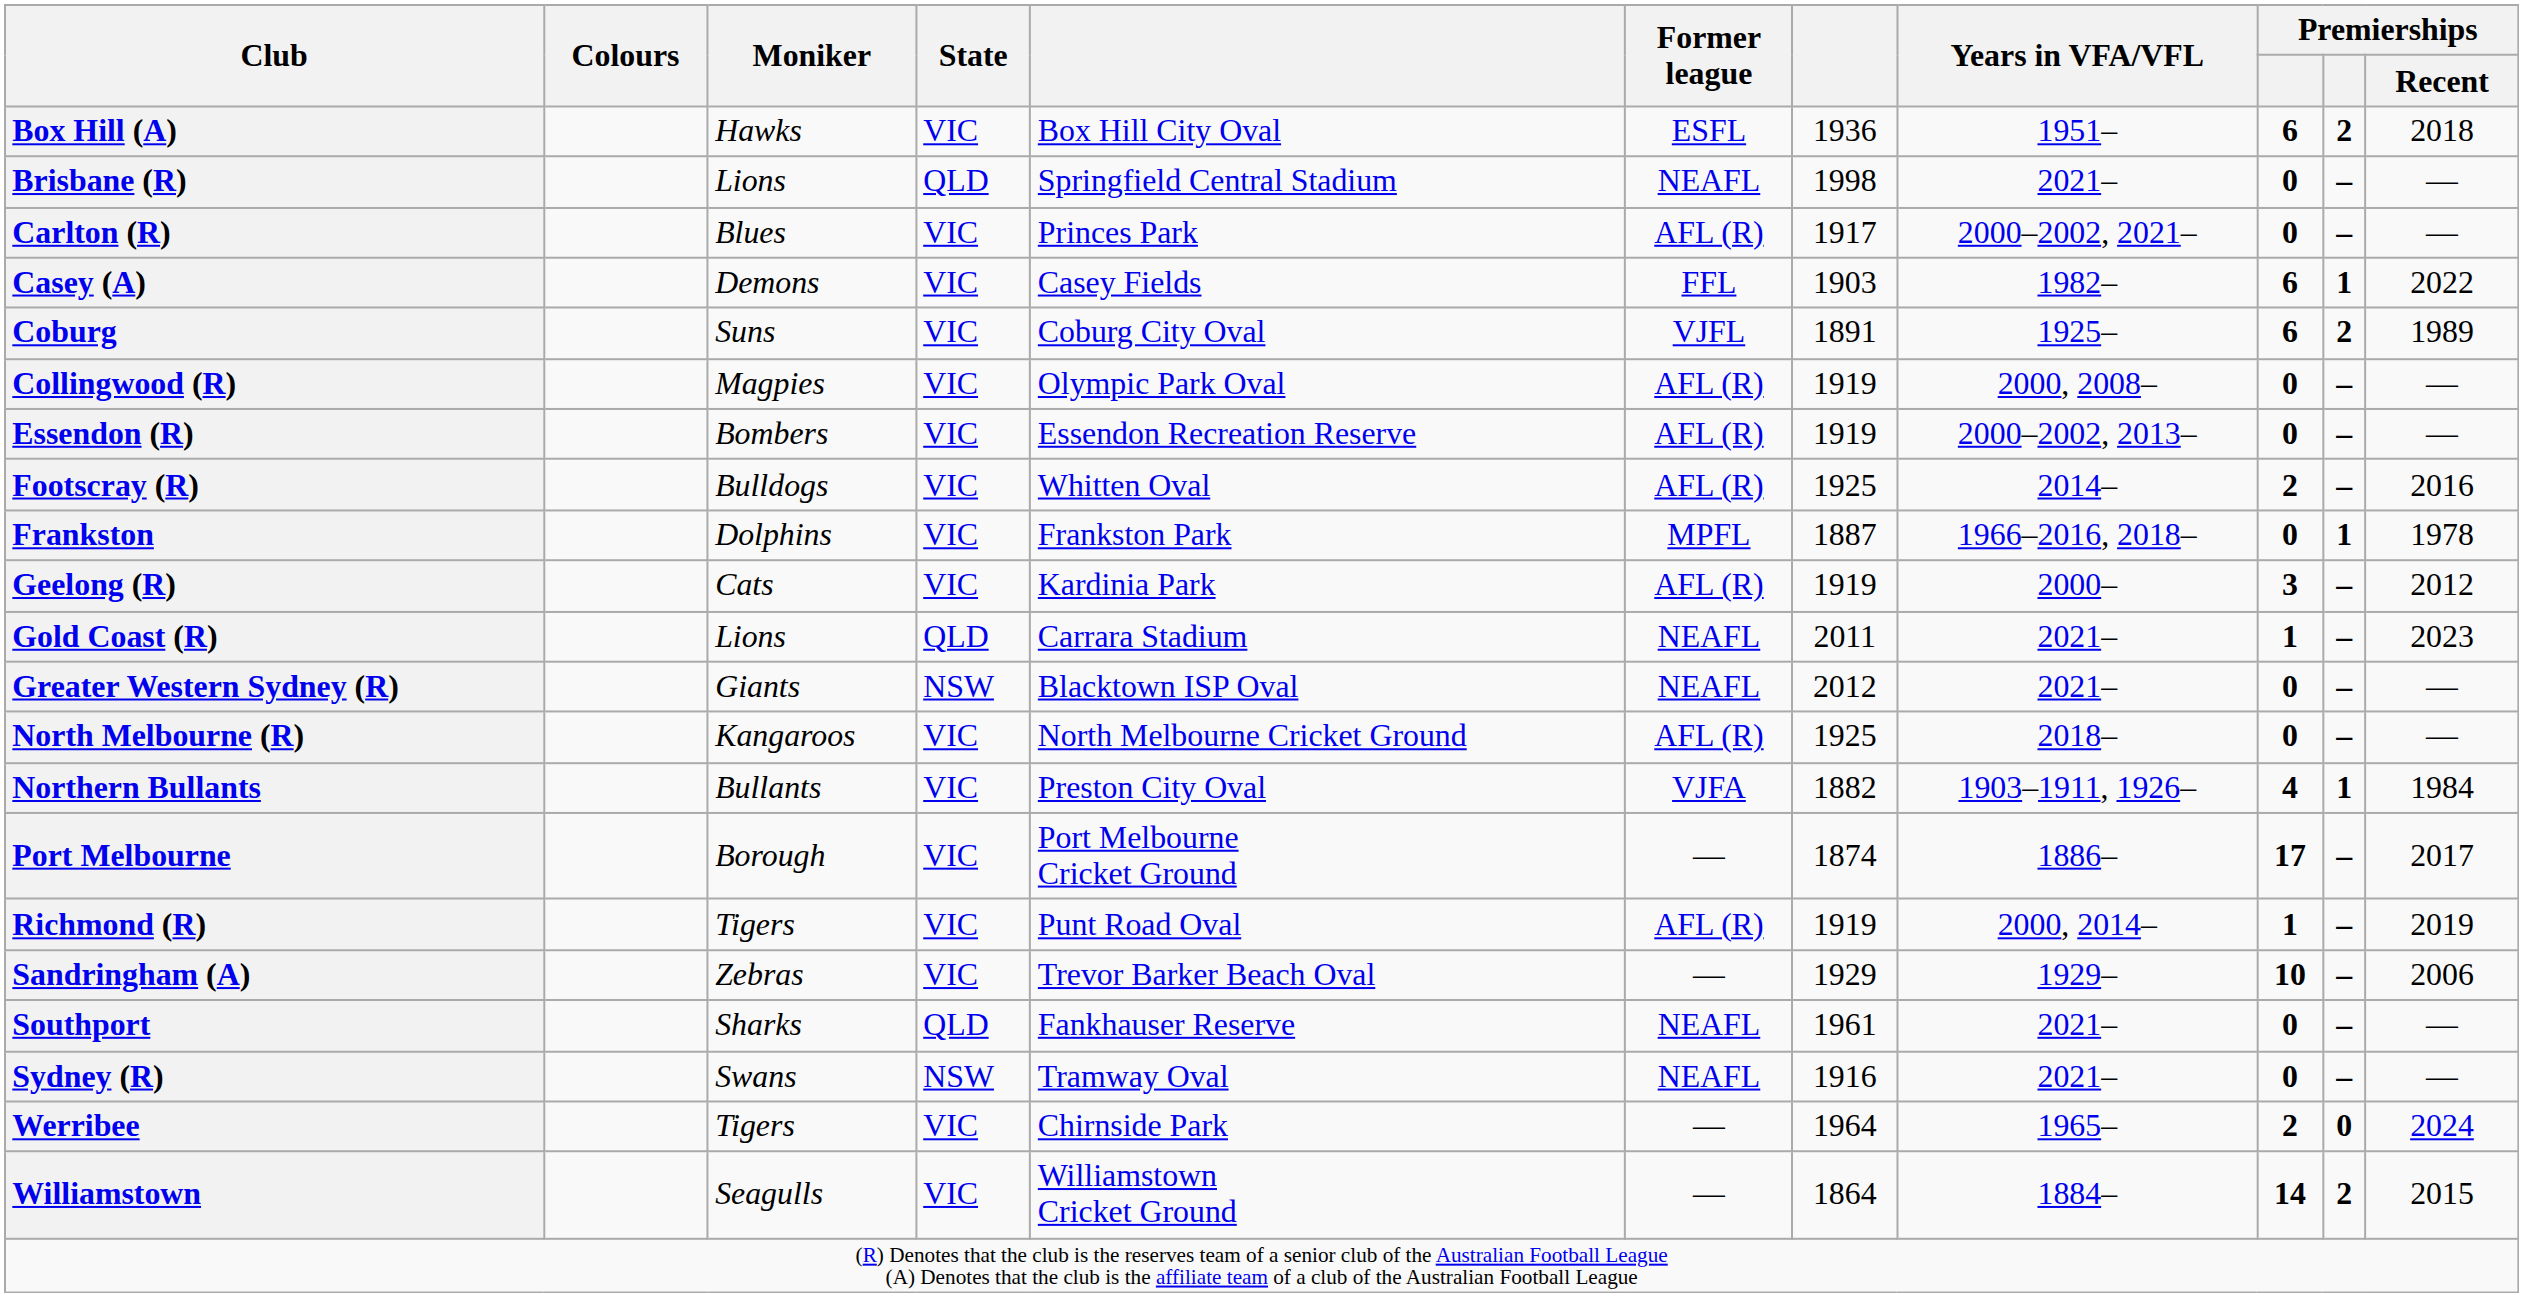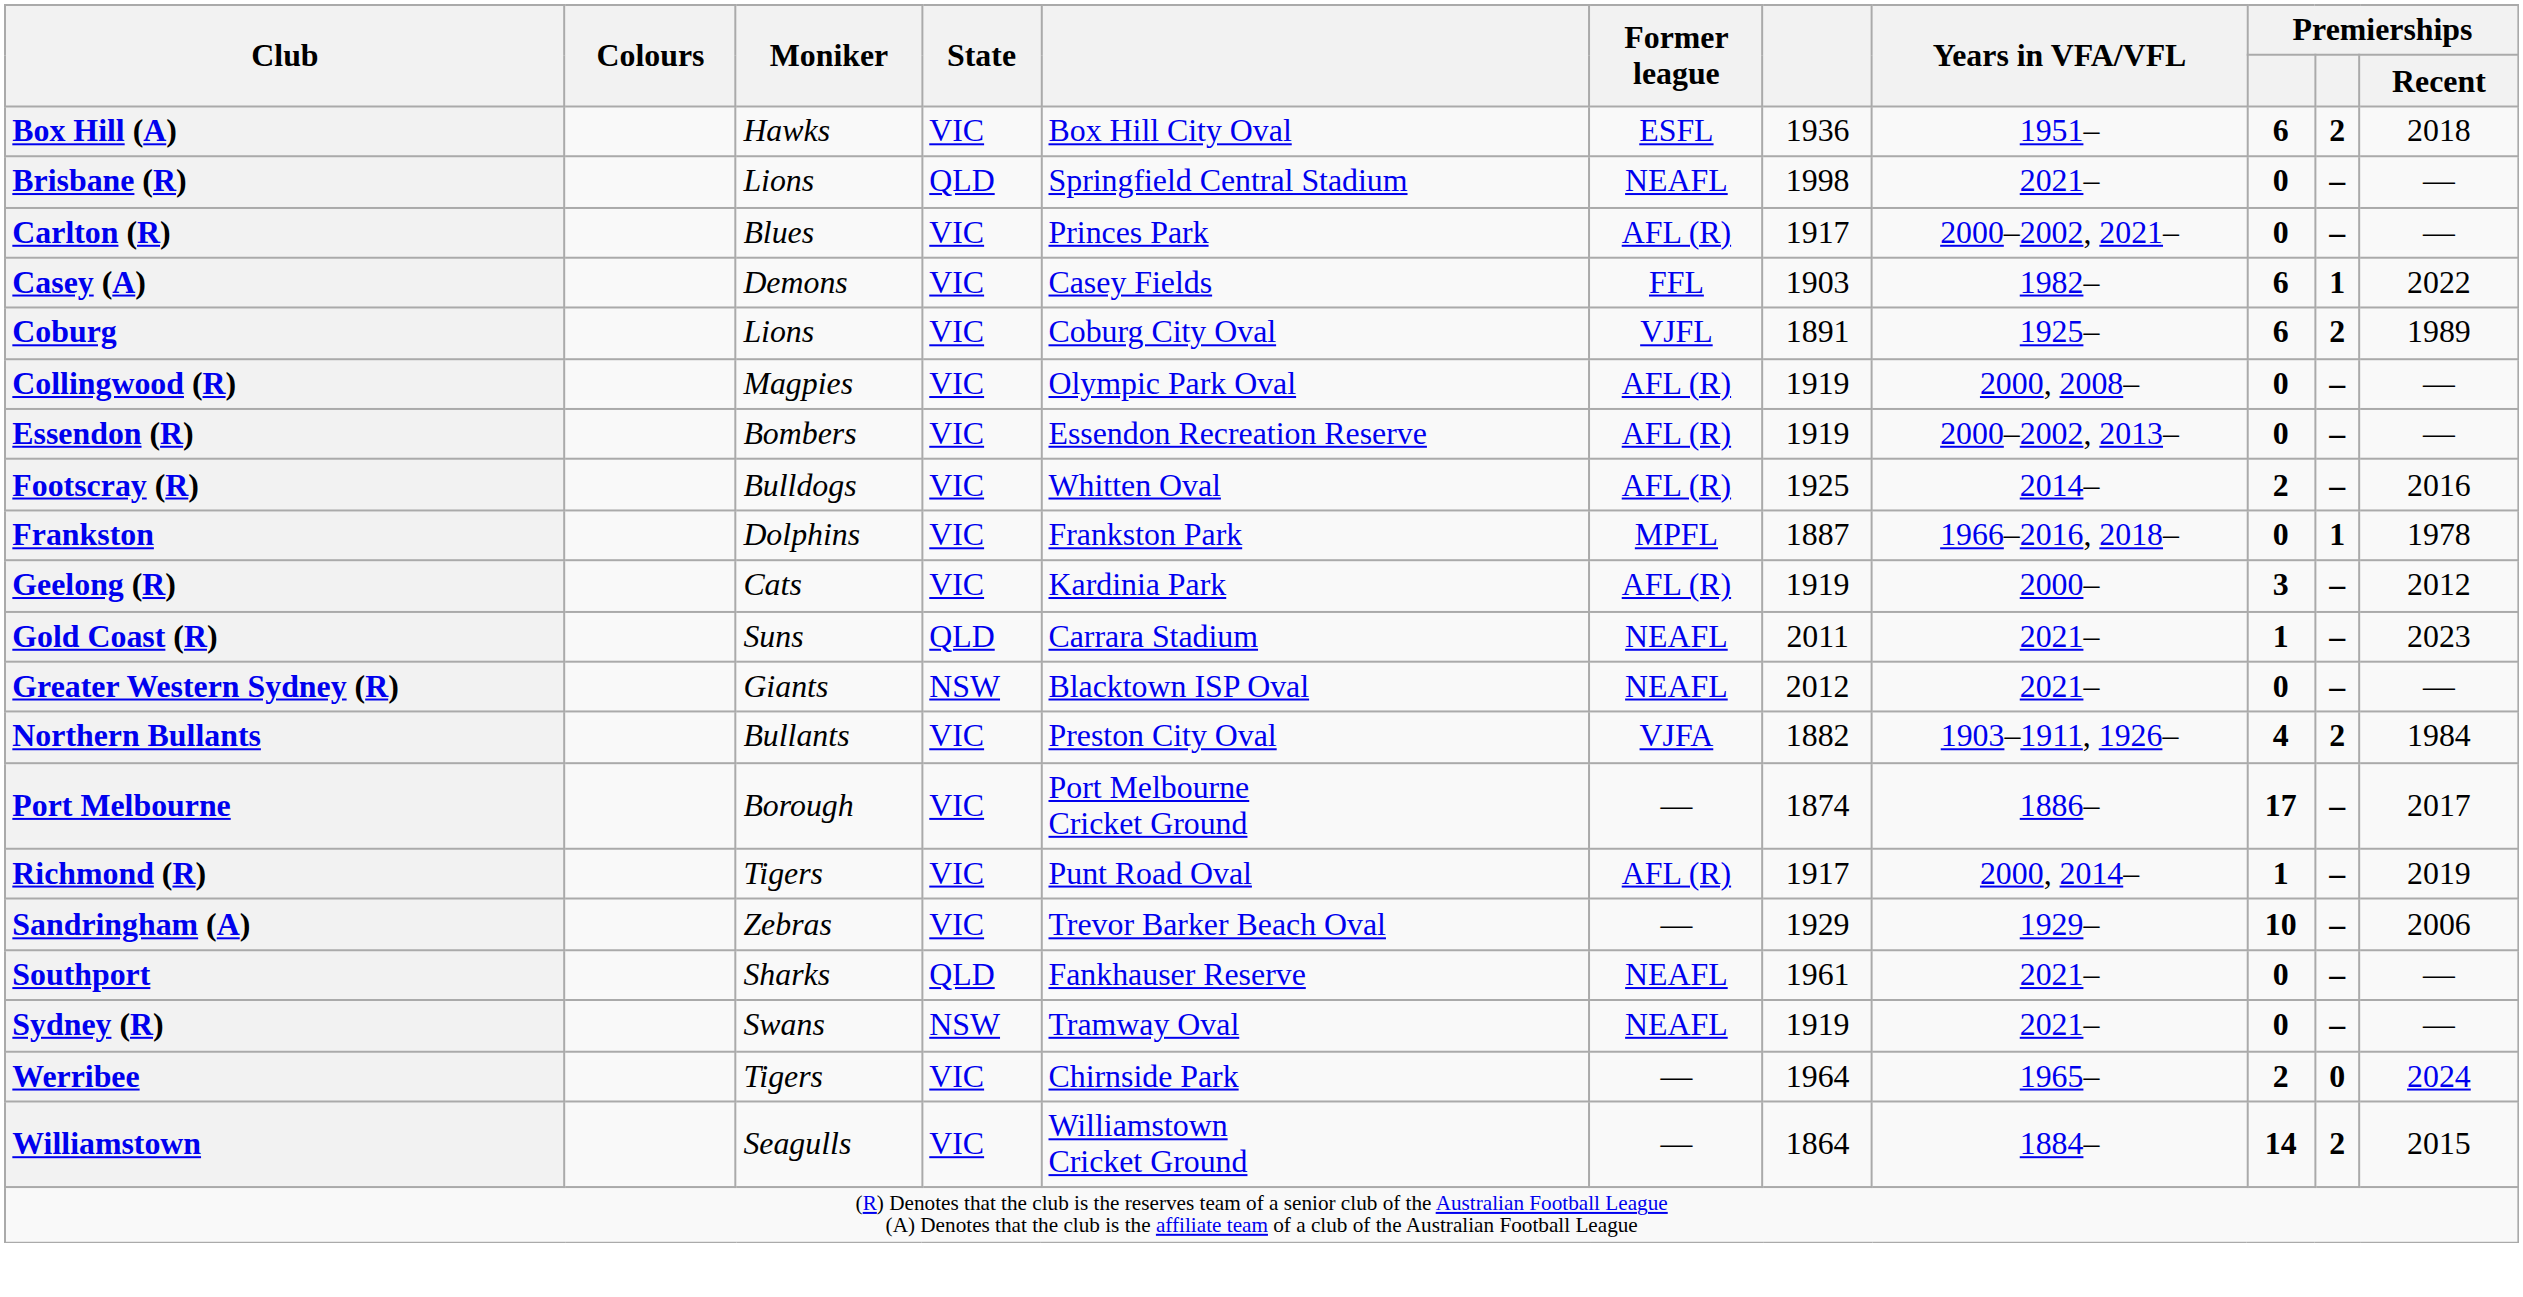(745, 332) Suns -> (779, 332) Lions
(751, 635) Lions -> (773, 635) Suns
- row: (158, 736)
(2344, 787) 1 -> (2337, 736) 2
(1845, 924) 1919 -> (1818, 873) 1917
(1845, 1075) 1916 -> (1818, 1024) 1919
